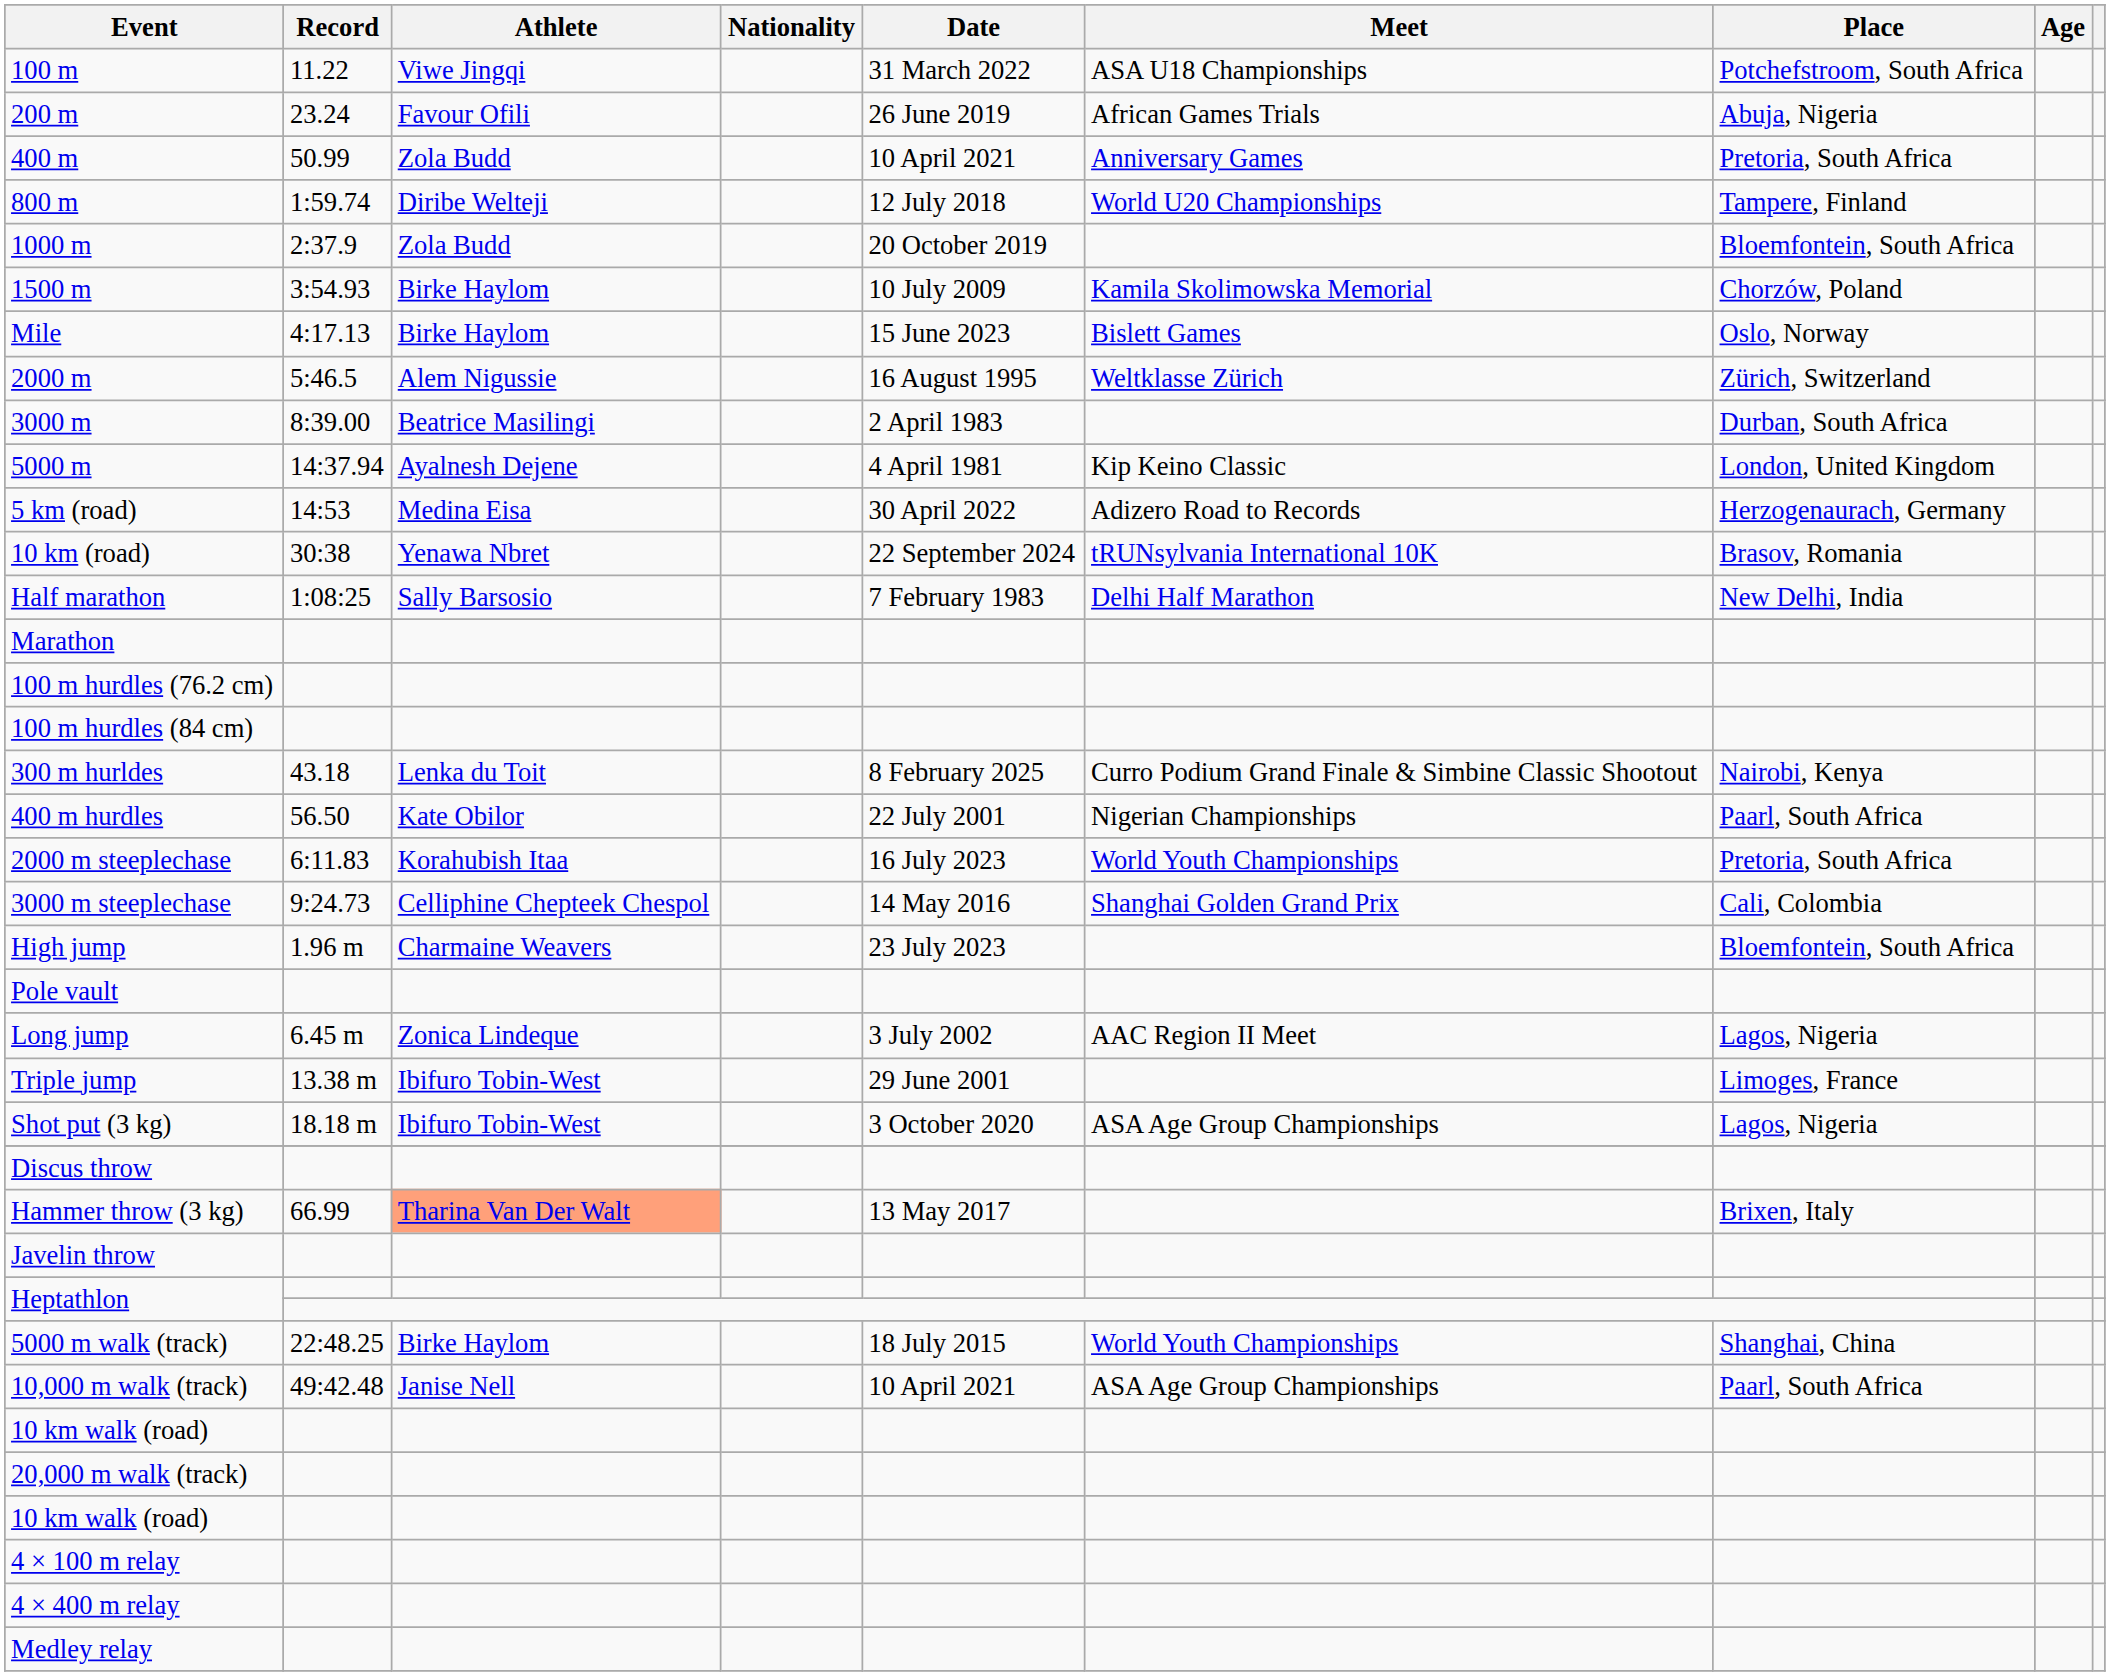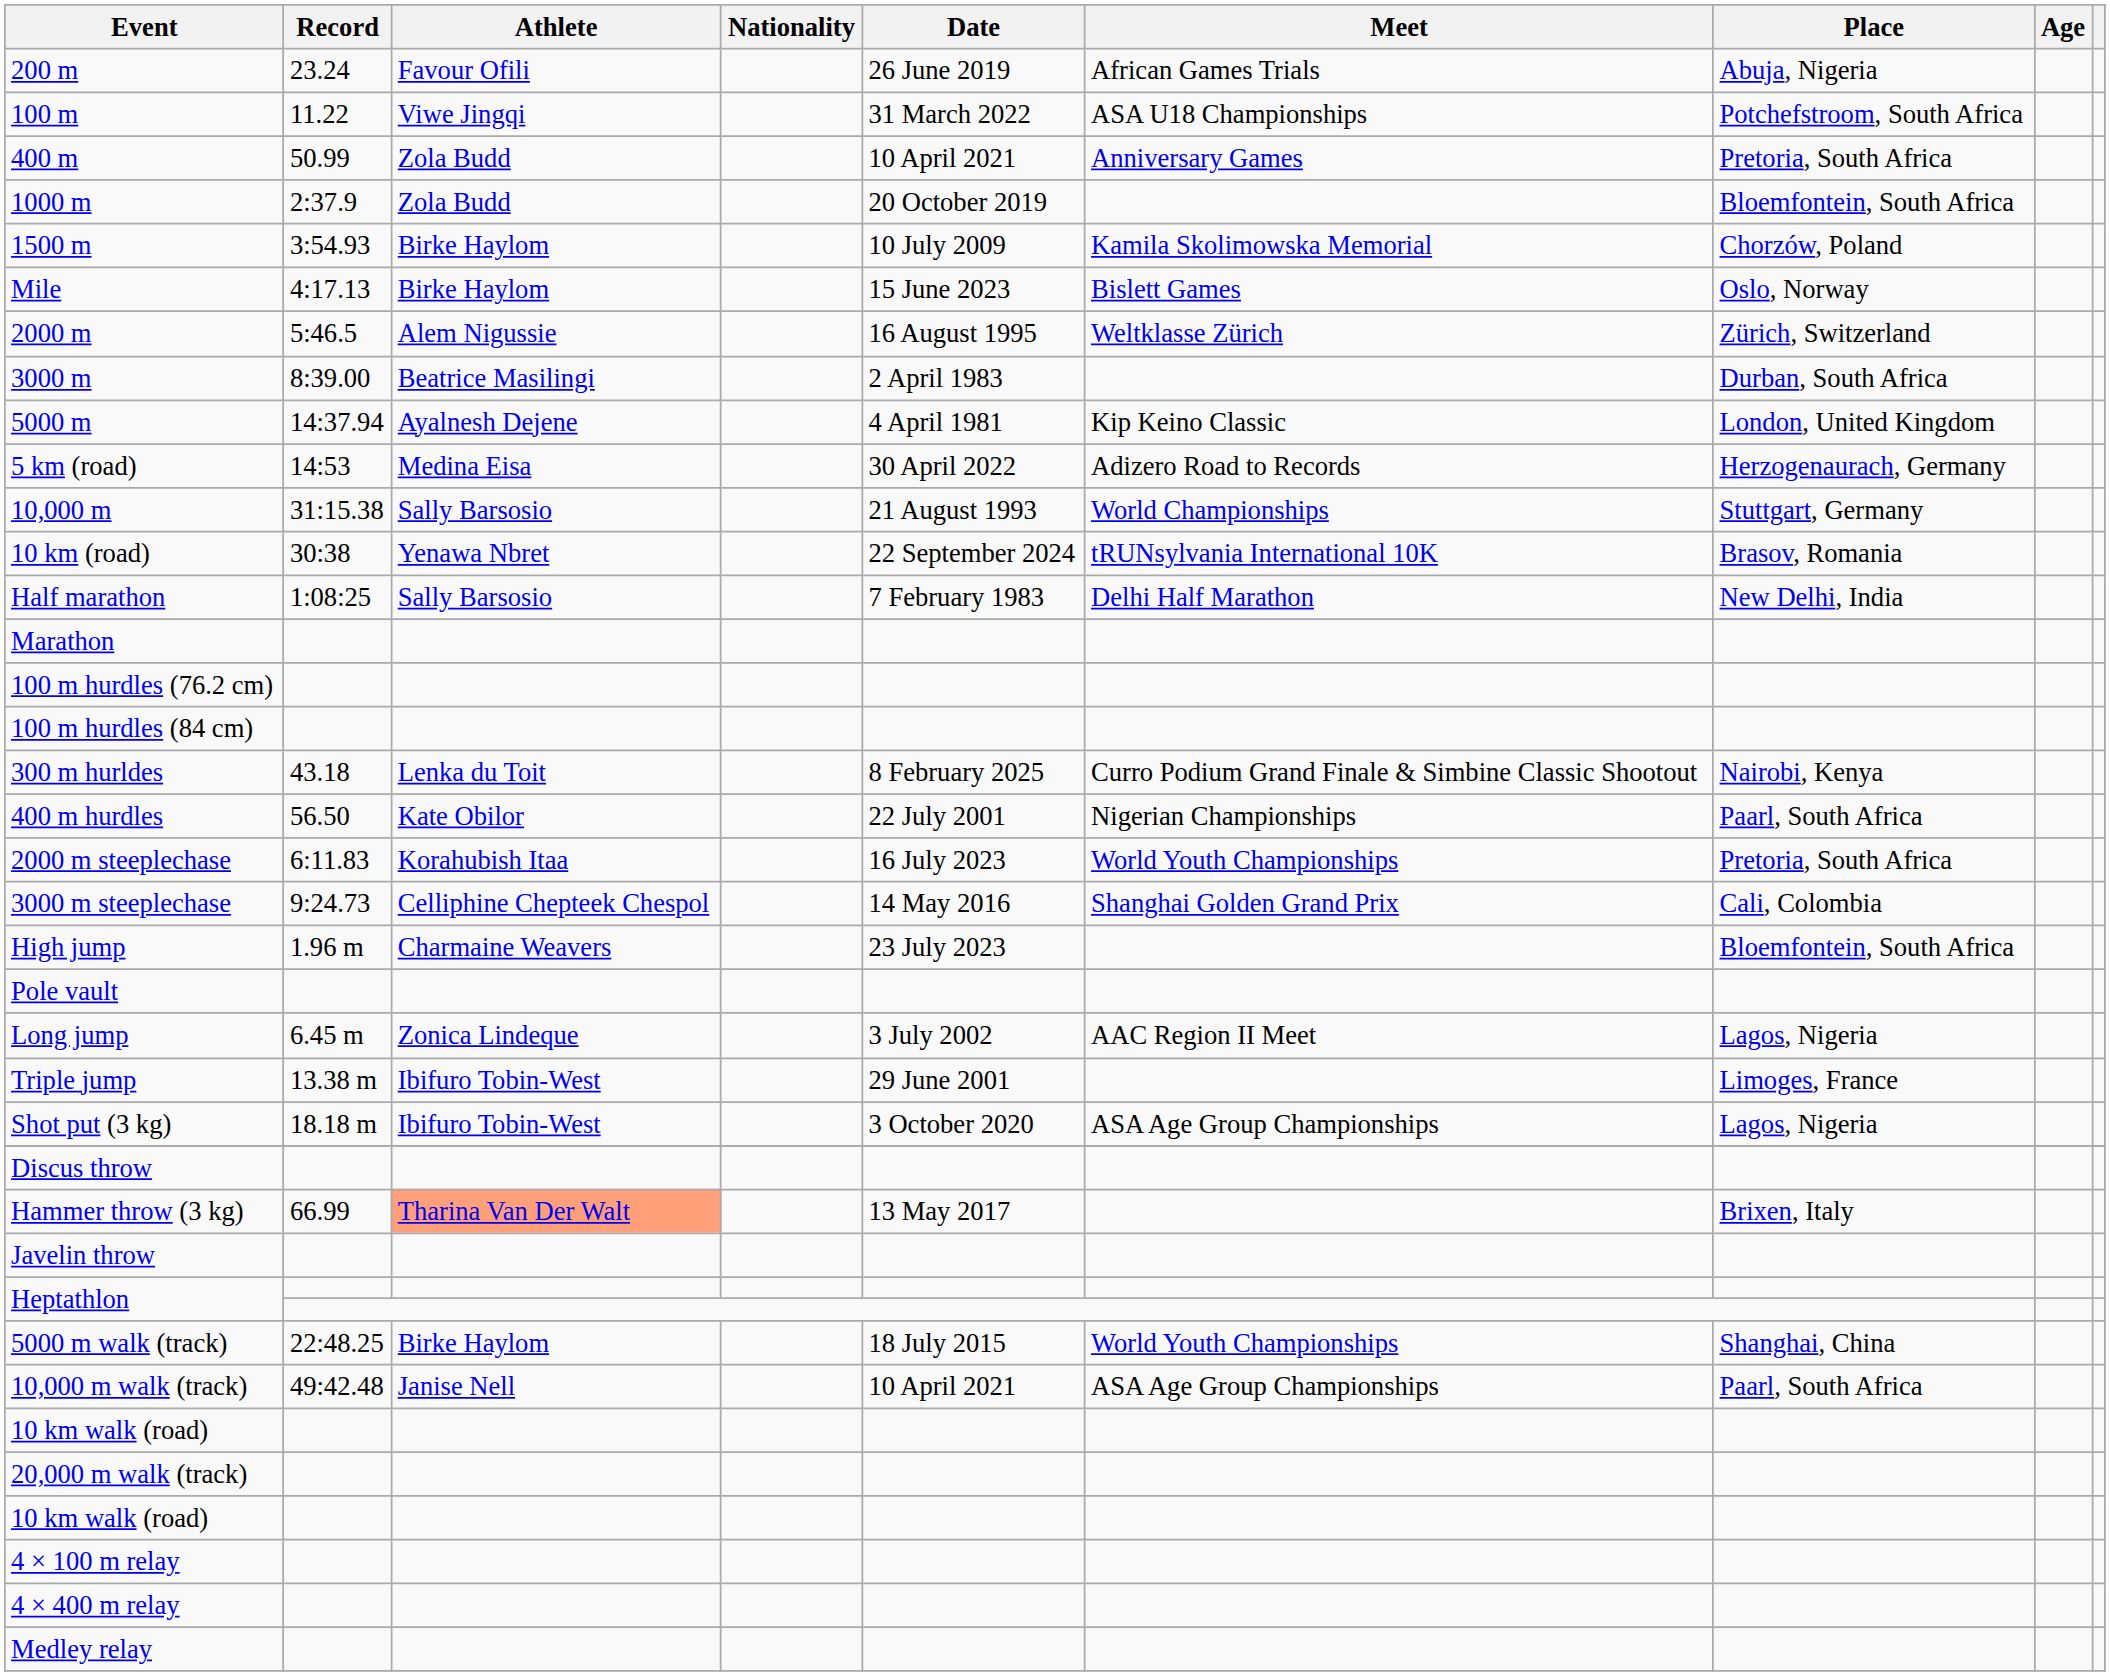rows swapped: (45, 70) <-> (45, 114)
- row: (45, 202)
+ row: (61, 509)
